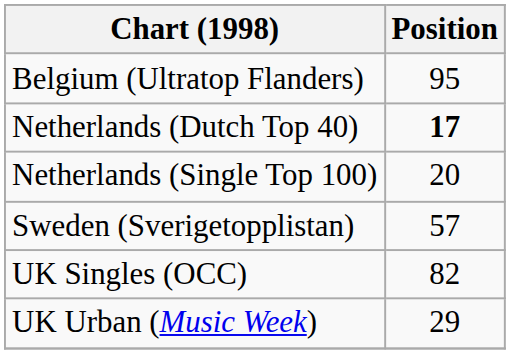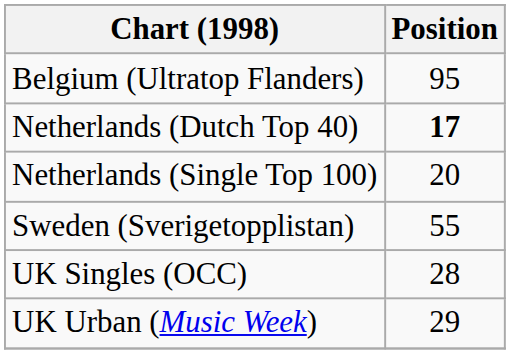(445, 224) 57 -> (445, 224) 55
(445, 273) 82 -> (445, 273) 28
